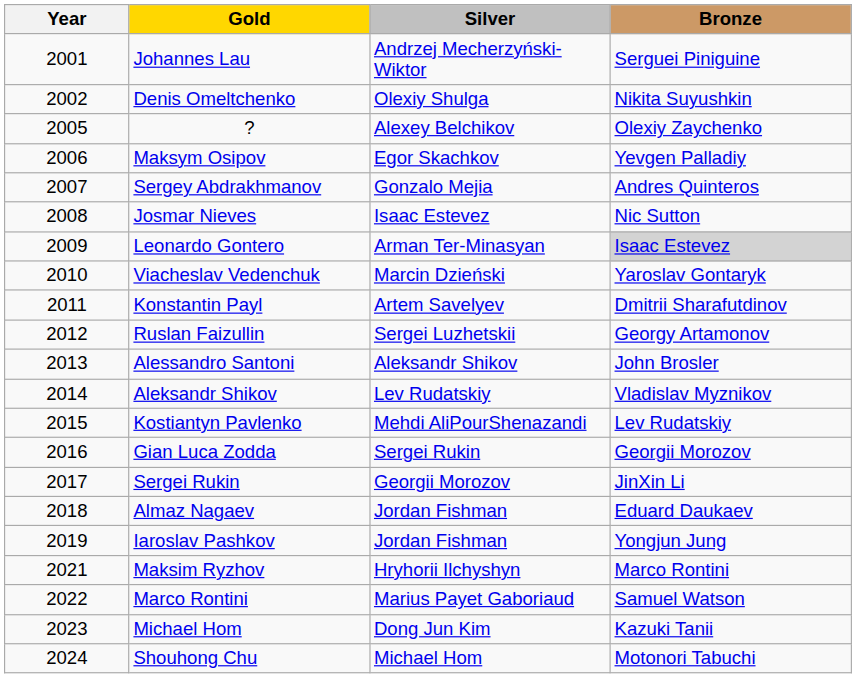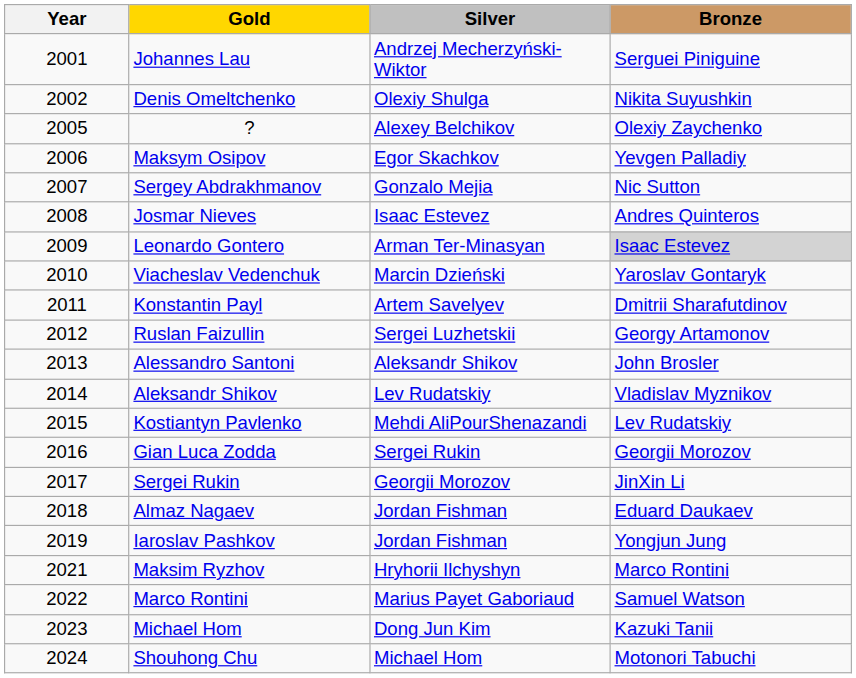(687, 187) Andres Quinteros -> (657, 187) Nic Sutton
(657, 216) Nic Sutton -> (687, 216) Andres Quinteros
